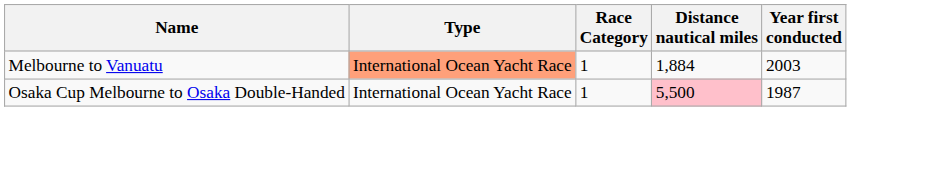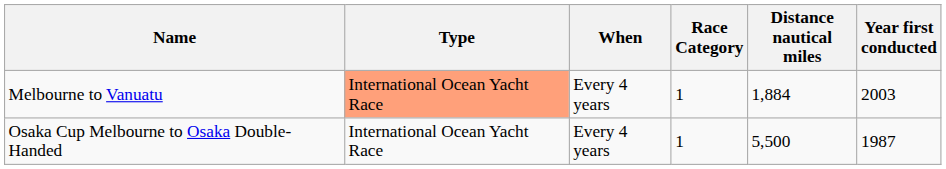+ column: (620, 37)
(675, 92) pink background -> (771, 141) no background
